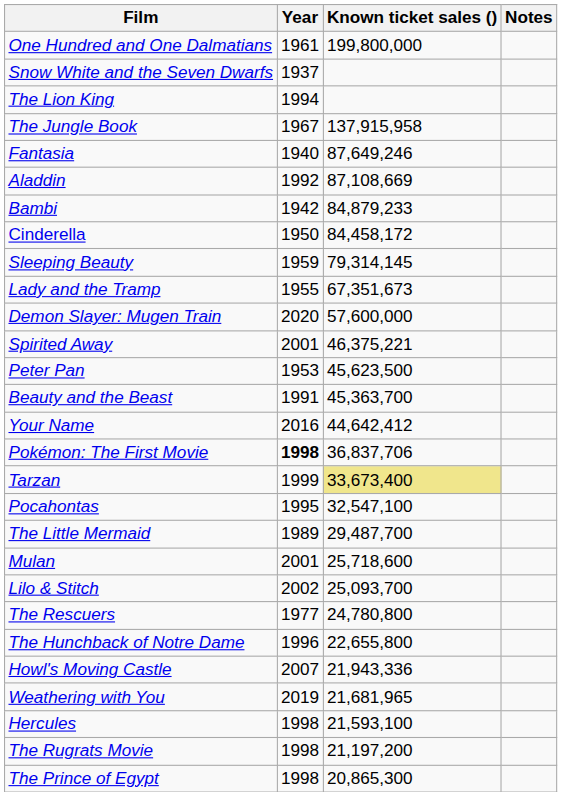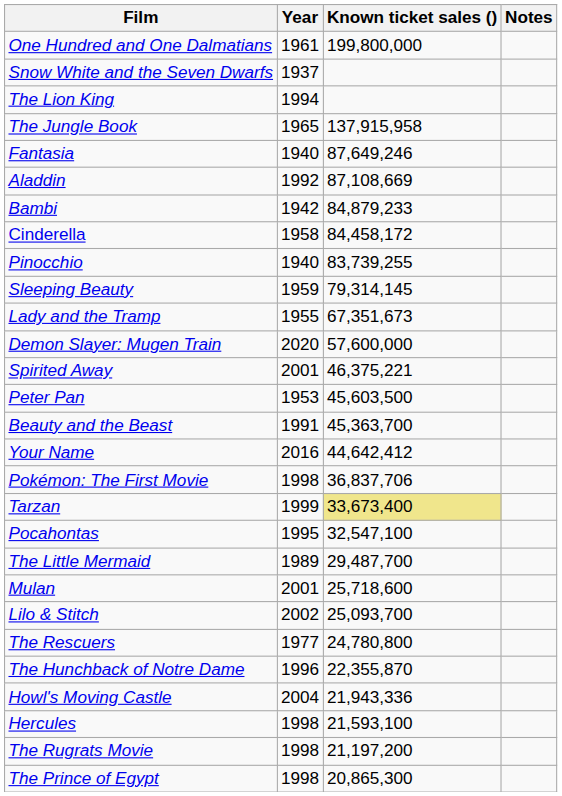(300, 126) 1967 -> (300, 126) 1965
(300, 235) 1950 -> (300, 235) 1958
+ row: (46, 262)
(370, 371) 45,623,500 -> (370, 398) 45,603,500
(300, 452) bold -> (300, 479) normal
(370, 642) 22,655,800 -> (370, 669) 22,355,870
(300, 669) 2007 -> (300, 696) 2004
- row: (87, 696)
